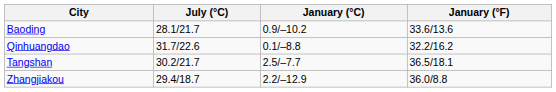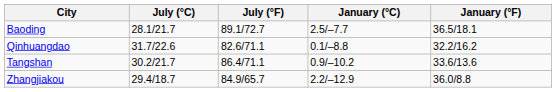+ column: (263, 13)
(285, 29) 0.9/–10.2 -> (329, 29) 2.5/–7.7
(431, 29) 33.6/13.6 -> (455, 29) 36.5/18.1
(282, 63) 2.5/–7.7 -> (332, 63) 0.9/–10.2
(431, 63) 36.5/18.1 -> (455, 63) 33.6/13.6
